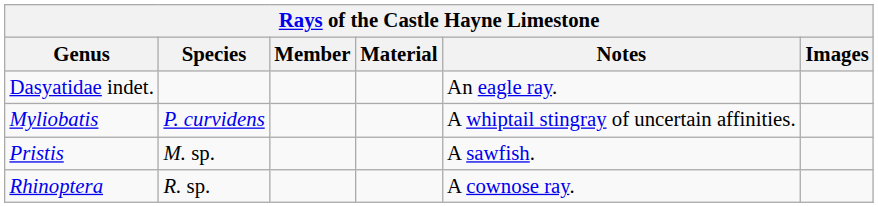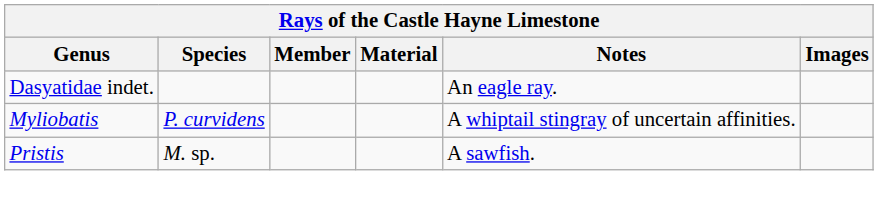- row: (56, 185)
